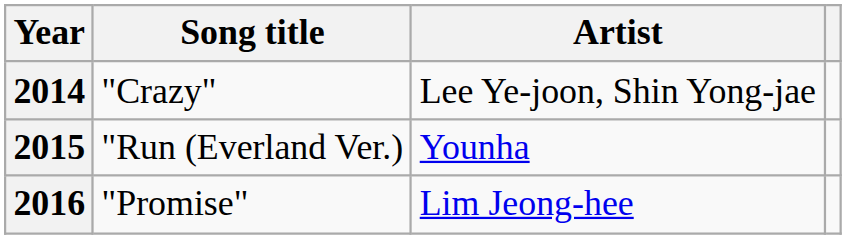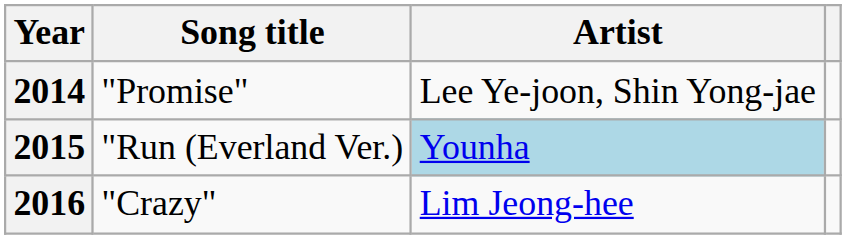(159, 89) "Crazy" -> (175, 89) "Promise"
(475, 146) no background -> (475, 146) lightblue background
(175, 203) "Promise" -> (159, 203) "Crazy"
